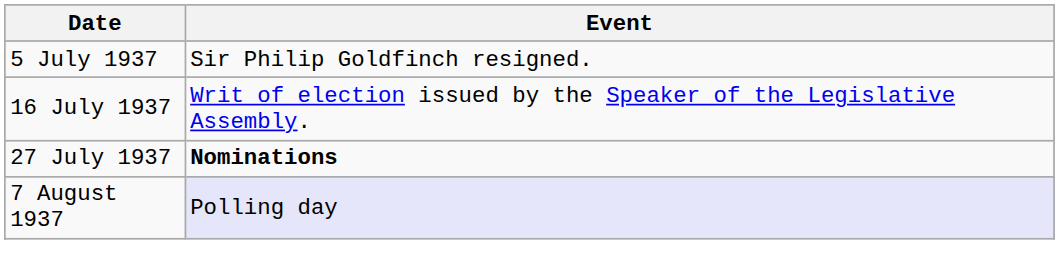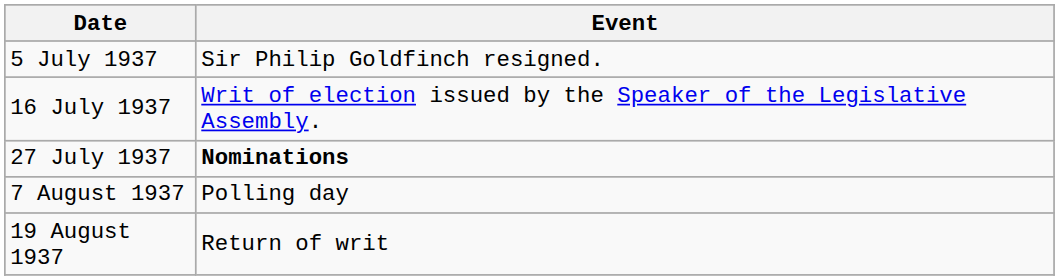(264, 208) lavender background -> (275, 195) no background
+ row: (71, 244)
